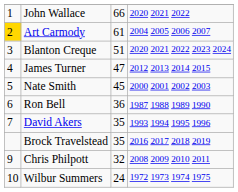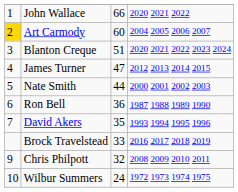(119, 31) 61 -> (119, 31) 60
(119, 86) 45 -> (119, 86) 44
(119, 141) 35 -> (119, 141) 33
